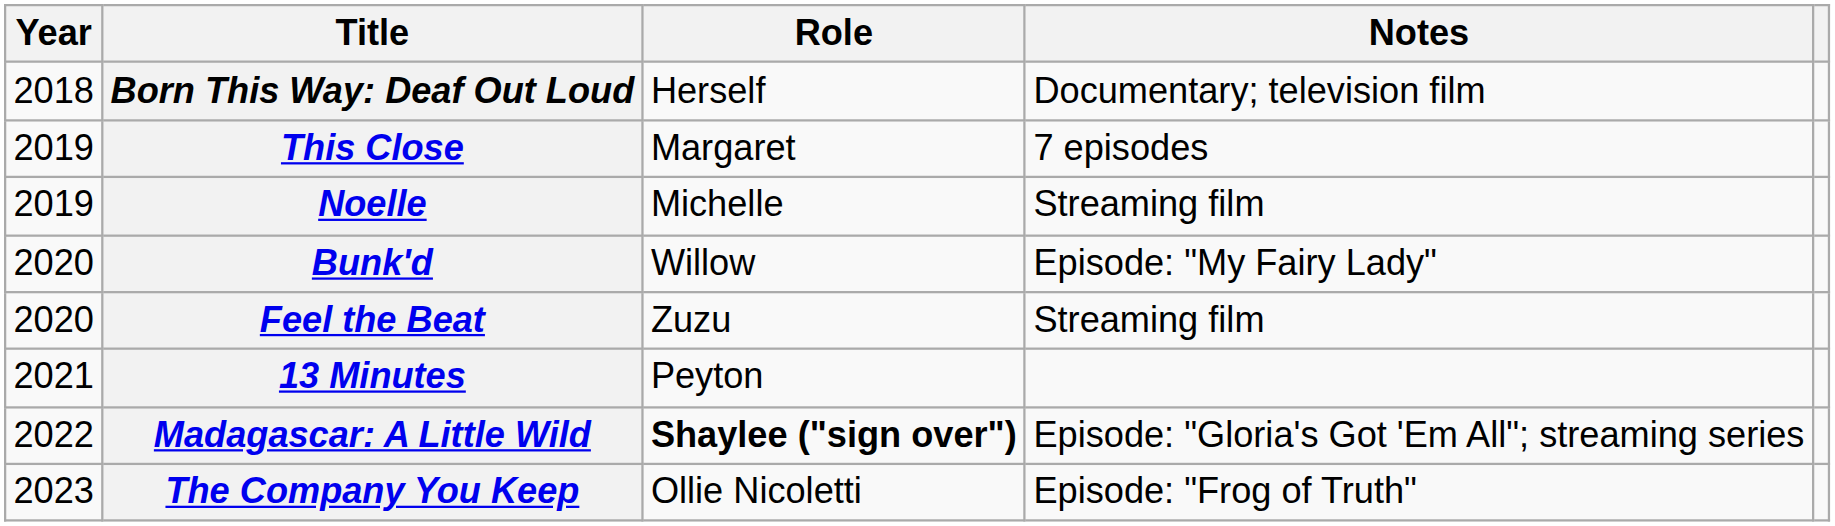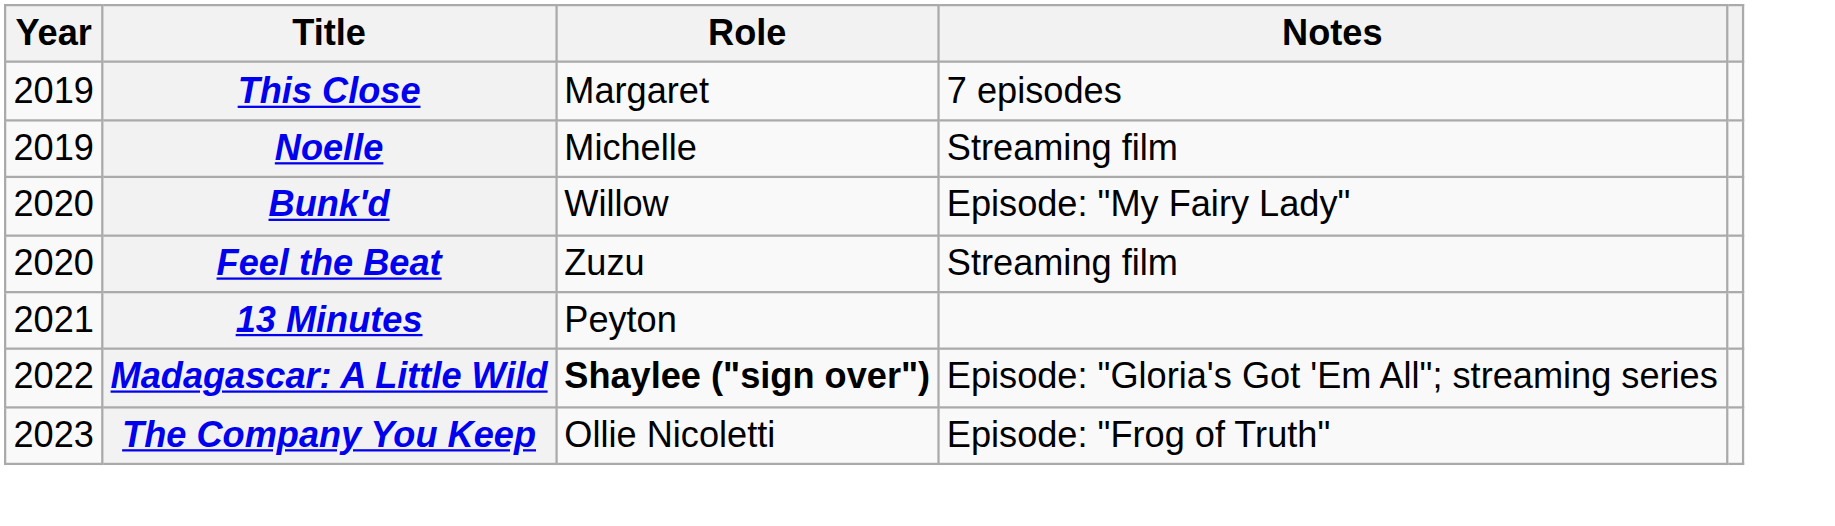- row: (372, 90)
